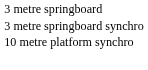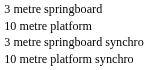+ row: (48, 25)
